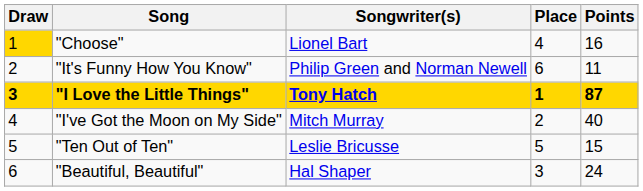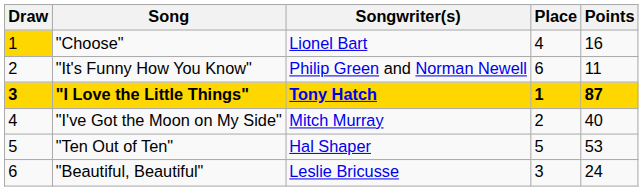(344, 146) Leslie Bricusse -> (330, 146) Hal Shaper
(594, 146) 15 -> (594, 146) 53
(330, 172) Hal Shaper -> (344, 172) Leslie Bricusse
